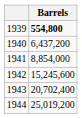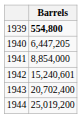(50, 43) 6,437,200 -> (50, 43) 6,447,205
(53, 74) 15,245,600 -> (53, 74) 15,240,601
